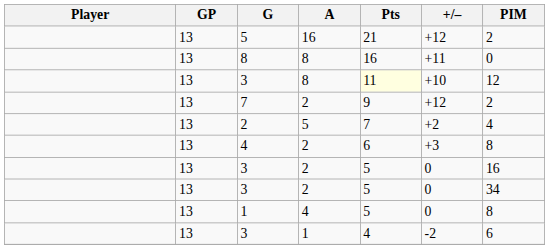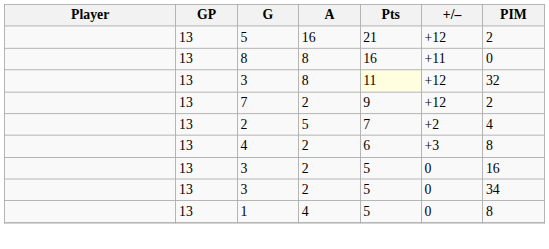(435, 80) +10 -> (435, 80) +12
(493, 80) 12 -> (493, 80) 32
- row: (244, 233)
